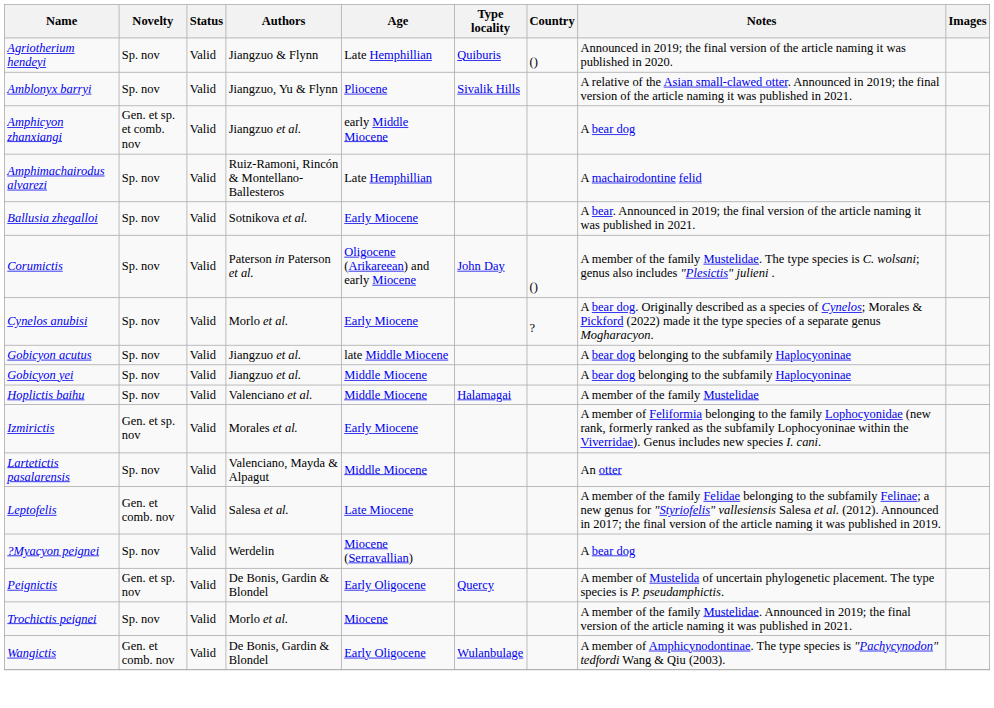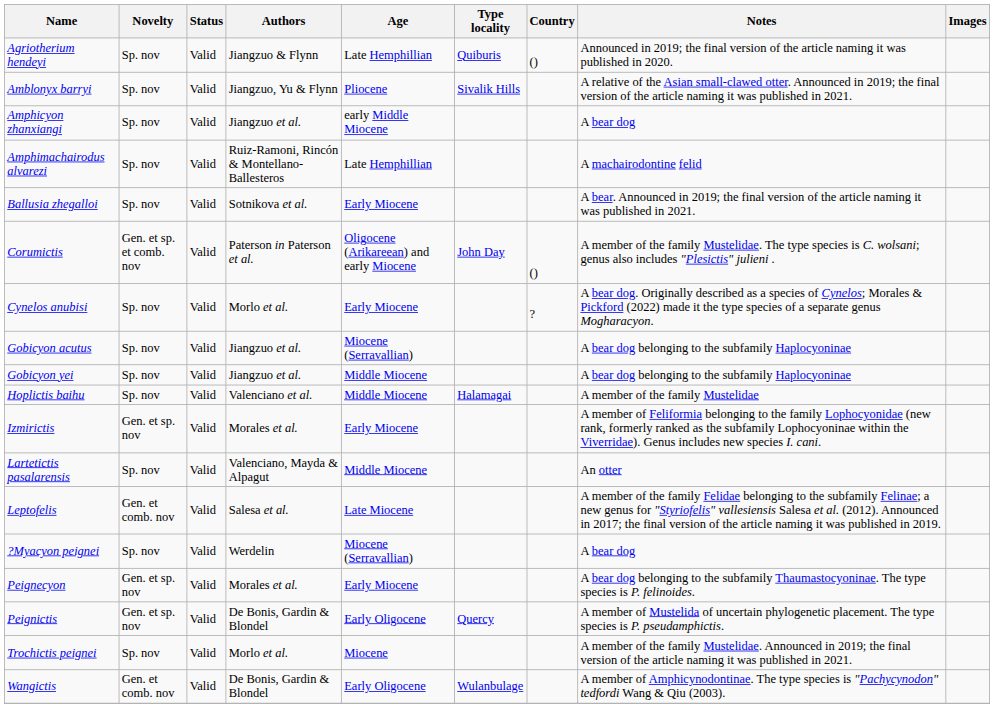(148, 129) Gen. et sp. et comb. nov -> (141, 122) Sp. nov
(141, 266) Sp. nov -> (148, 252) Gen. et sp. et comb. nov
(396, 355) late Middle Miocene -> (379, 348) Miocene (Serravallian)
+ row: (36, 585)
